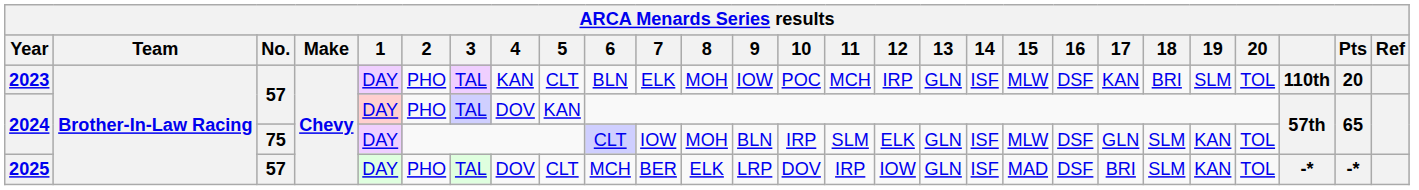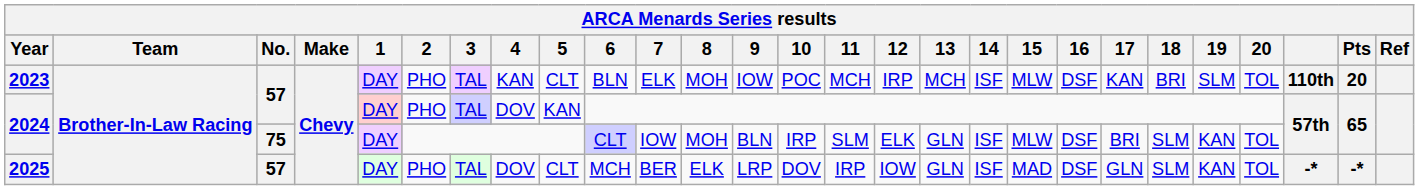(943, 79) GLN -> (945, 79) MCH
(1121, 139) GLN -> (1125, 139) BRI
(1121, 169) BRI -> (1125, 169) GLN
